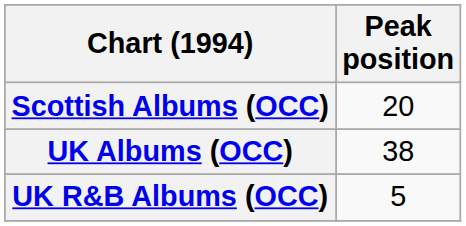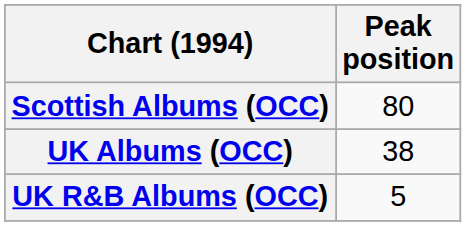(398, 105) 20 -> (398, 105) 80
